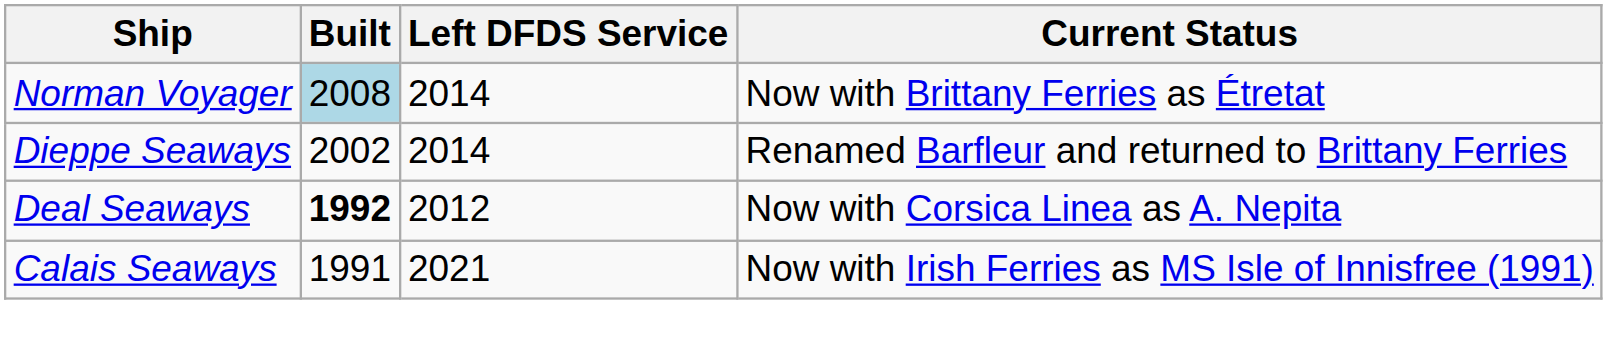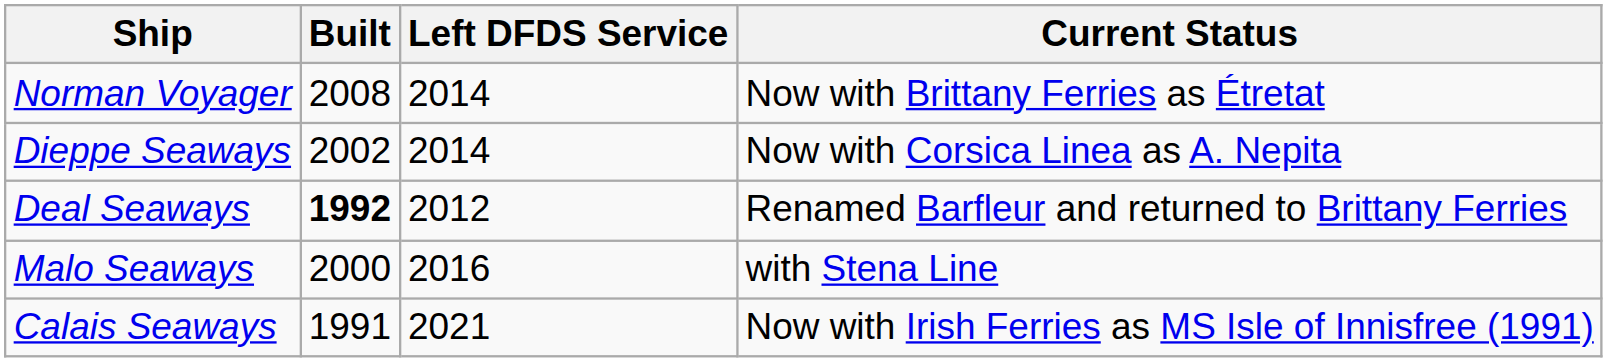(350, 92) lightblue background -> (350, 92) no background
(1156, 151) Renamed Barfleur and returned to Brittany Ferries -> (1043, 151) Now with Corsica Linea as A. Nepita
(1043, 209) Now with Corsica Linea as A. Nepita -> (1156, 209) Renamed Barfleur and returned to Brittany Ferries
+ row: (134, 268)
